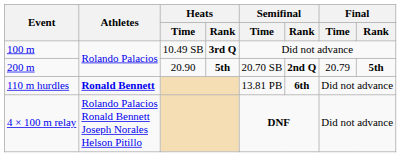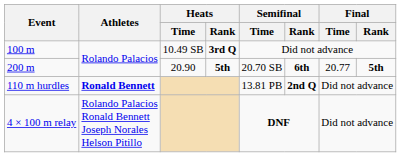(302, 68) 2nd Q -> (302, 68) 6th
(338, 68) 20.79 -> (338, 68) 20.77
(302, 86) 6th -> (302, 86) 2nd Q
